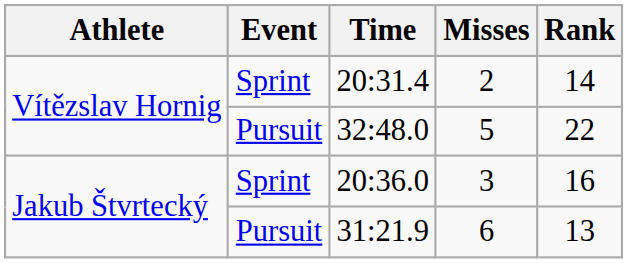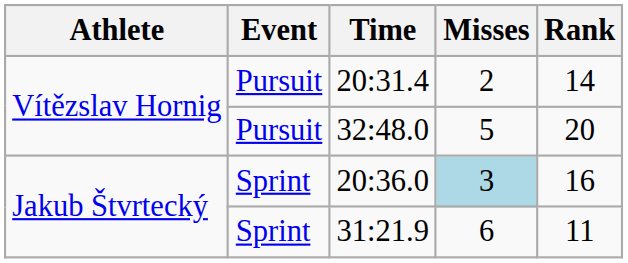(273, 80) Sprint -> (279, 80) Pursuit
(580, 130) 22 -> (580, 130) 20
(487, 181) no background -> (487, 181) lightblue background
(279, 231) Pursuit -> (273, 231) Sprint
(580, 231) 13 -> (580, 231) 11
